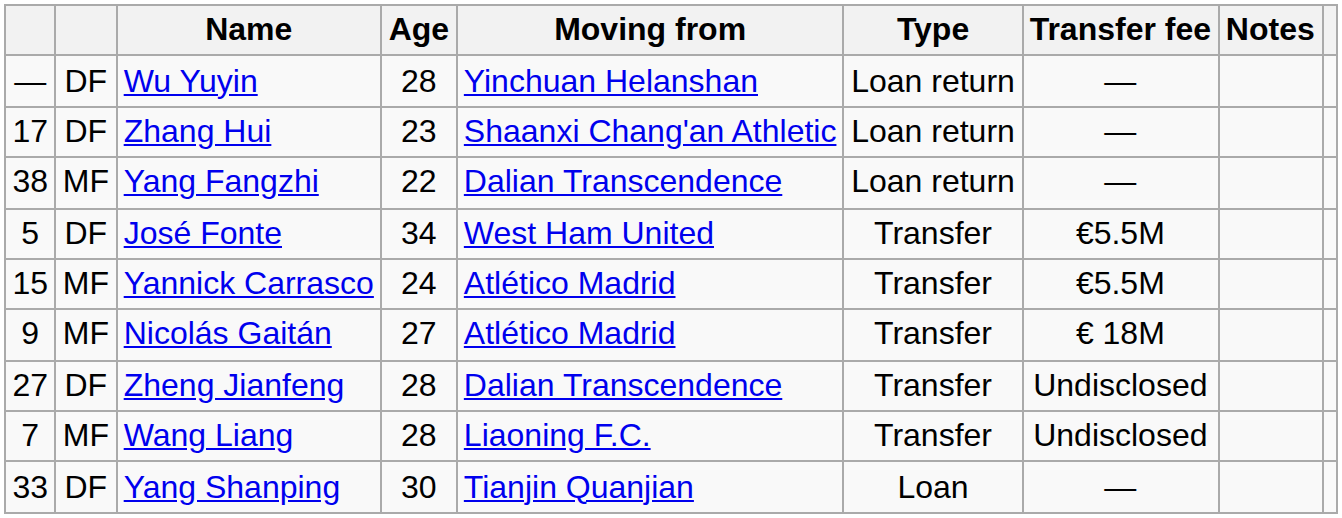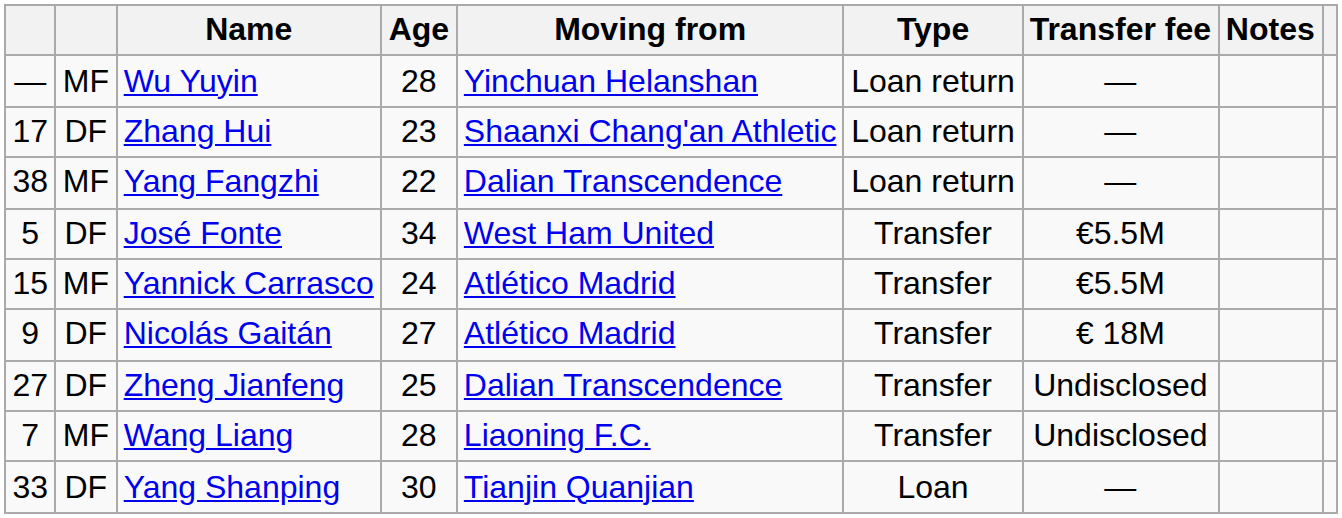(86, 80) DF -> (86, 80) MF
(86, 334) MF -> (86, 334) DF
(419, 385) 28 -> (419, 385) 25
